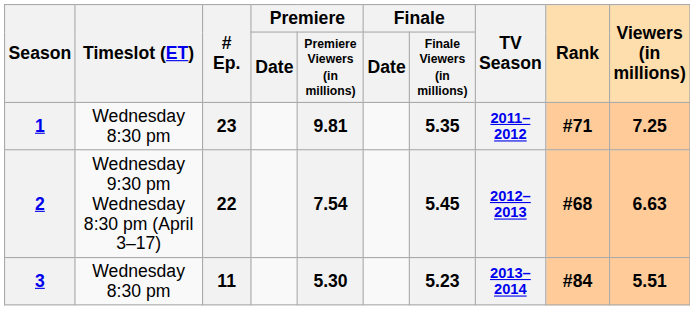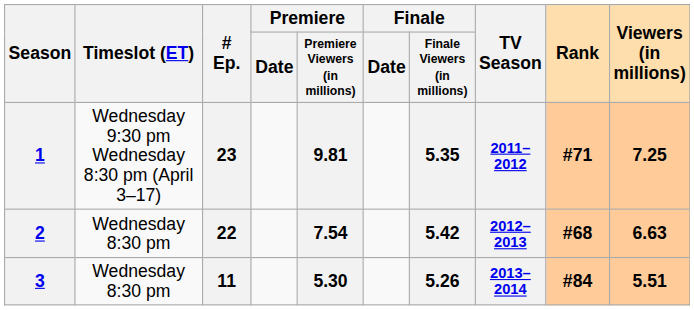(139, 126) Wednesday 8:30 pm -> (139, 155) Wednesday 9:30 pm Wednesday 8:30 pm (April 3–17)
(139, 203) Wednesday 9:30 pm Wednesday 8:30 pm (April 3–17) -> (139, 233) Wednesday 8:30 pm
(442, 203) 5.45 -> (442, 233) 5.42
(442, 281) 5.23 -> (442, 281) 5.26
